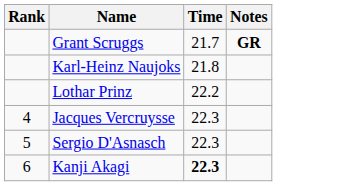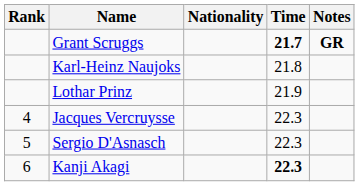+ column: (226, 17)
(205, 42) normal -> (288, 42) bold
(205, 92) 22.2 -> (288, 92) 21.9
